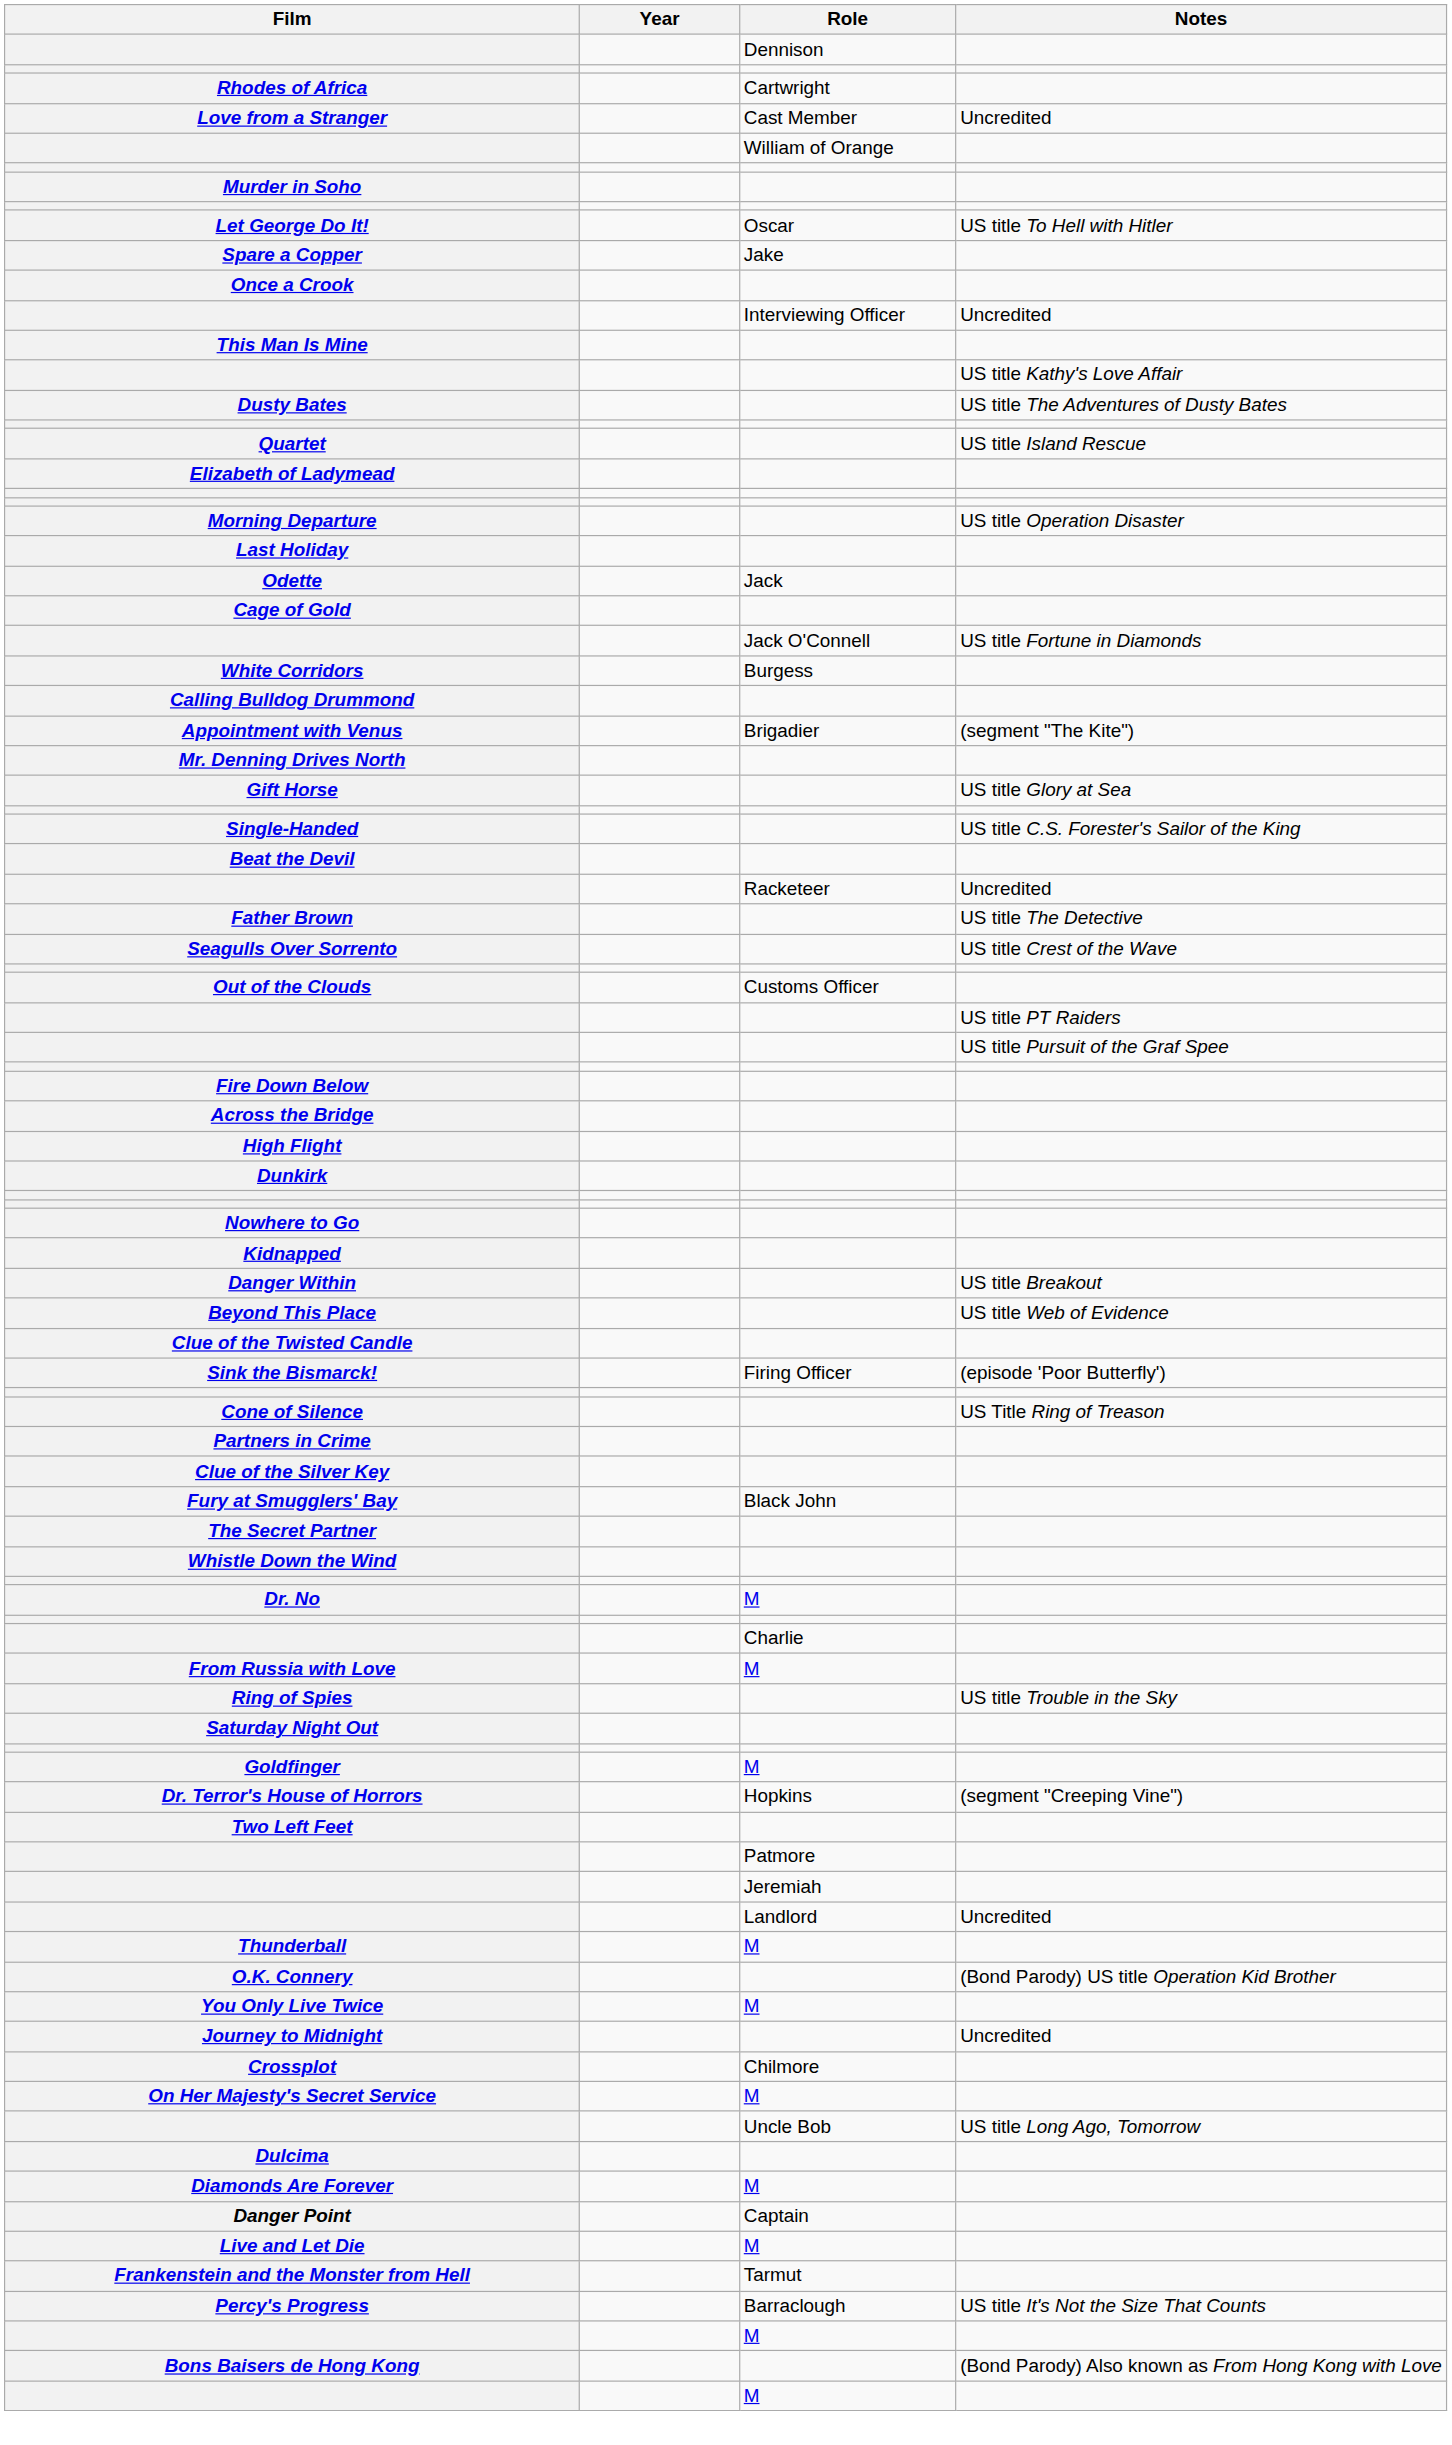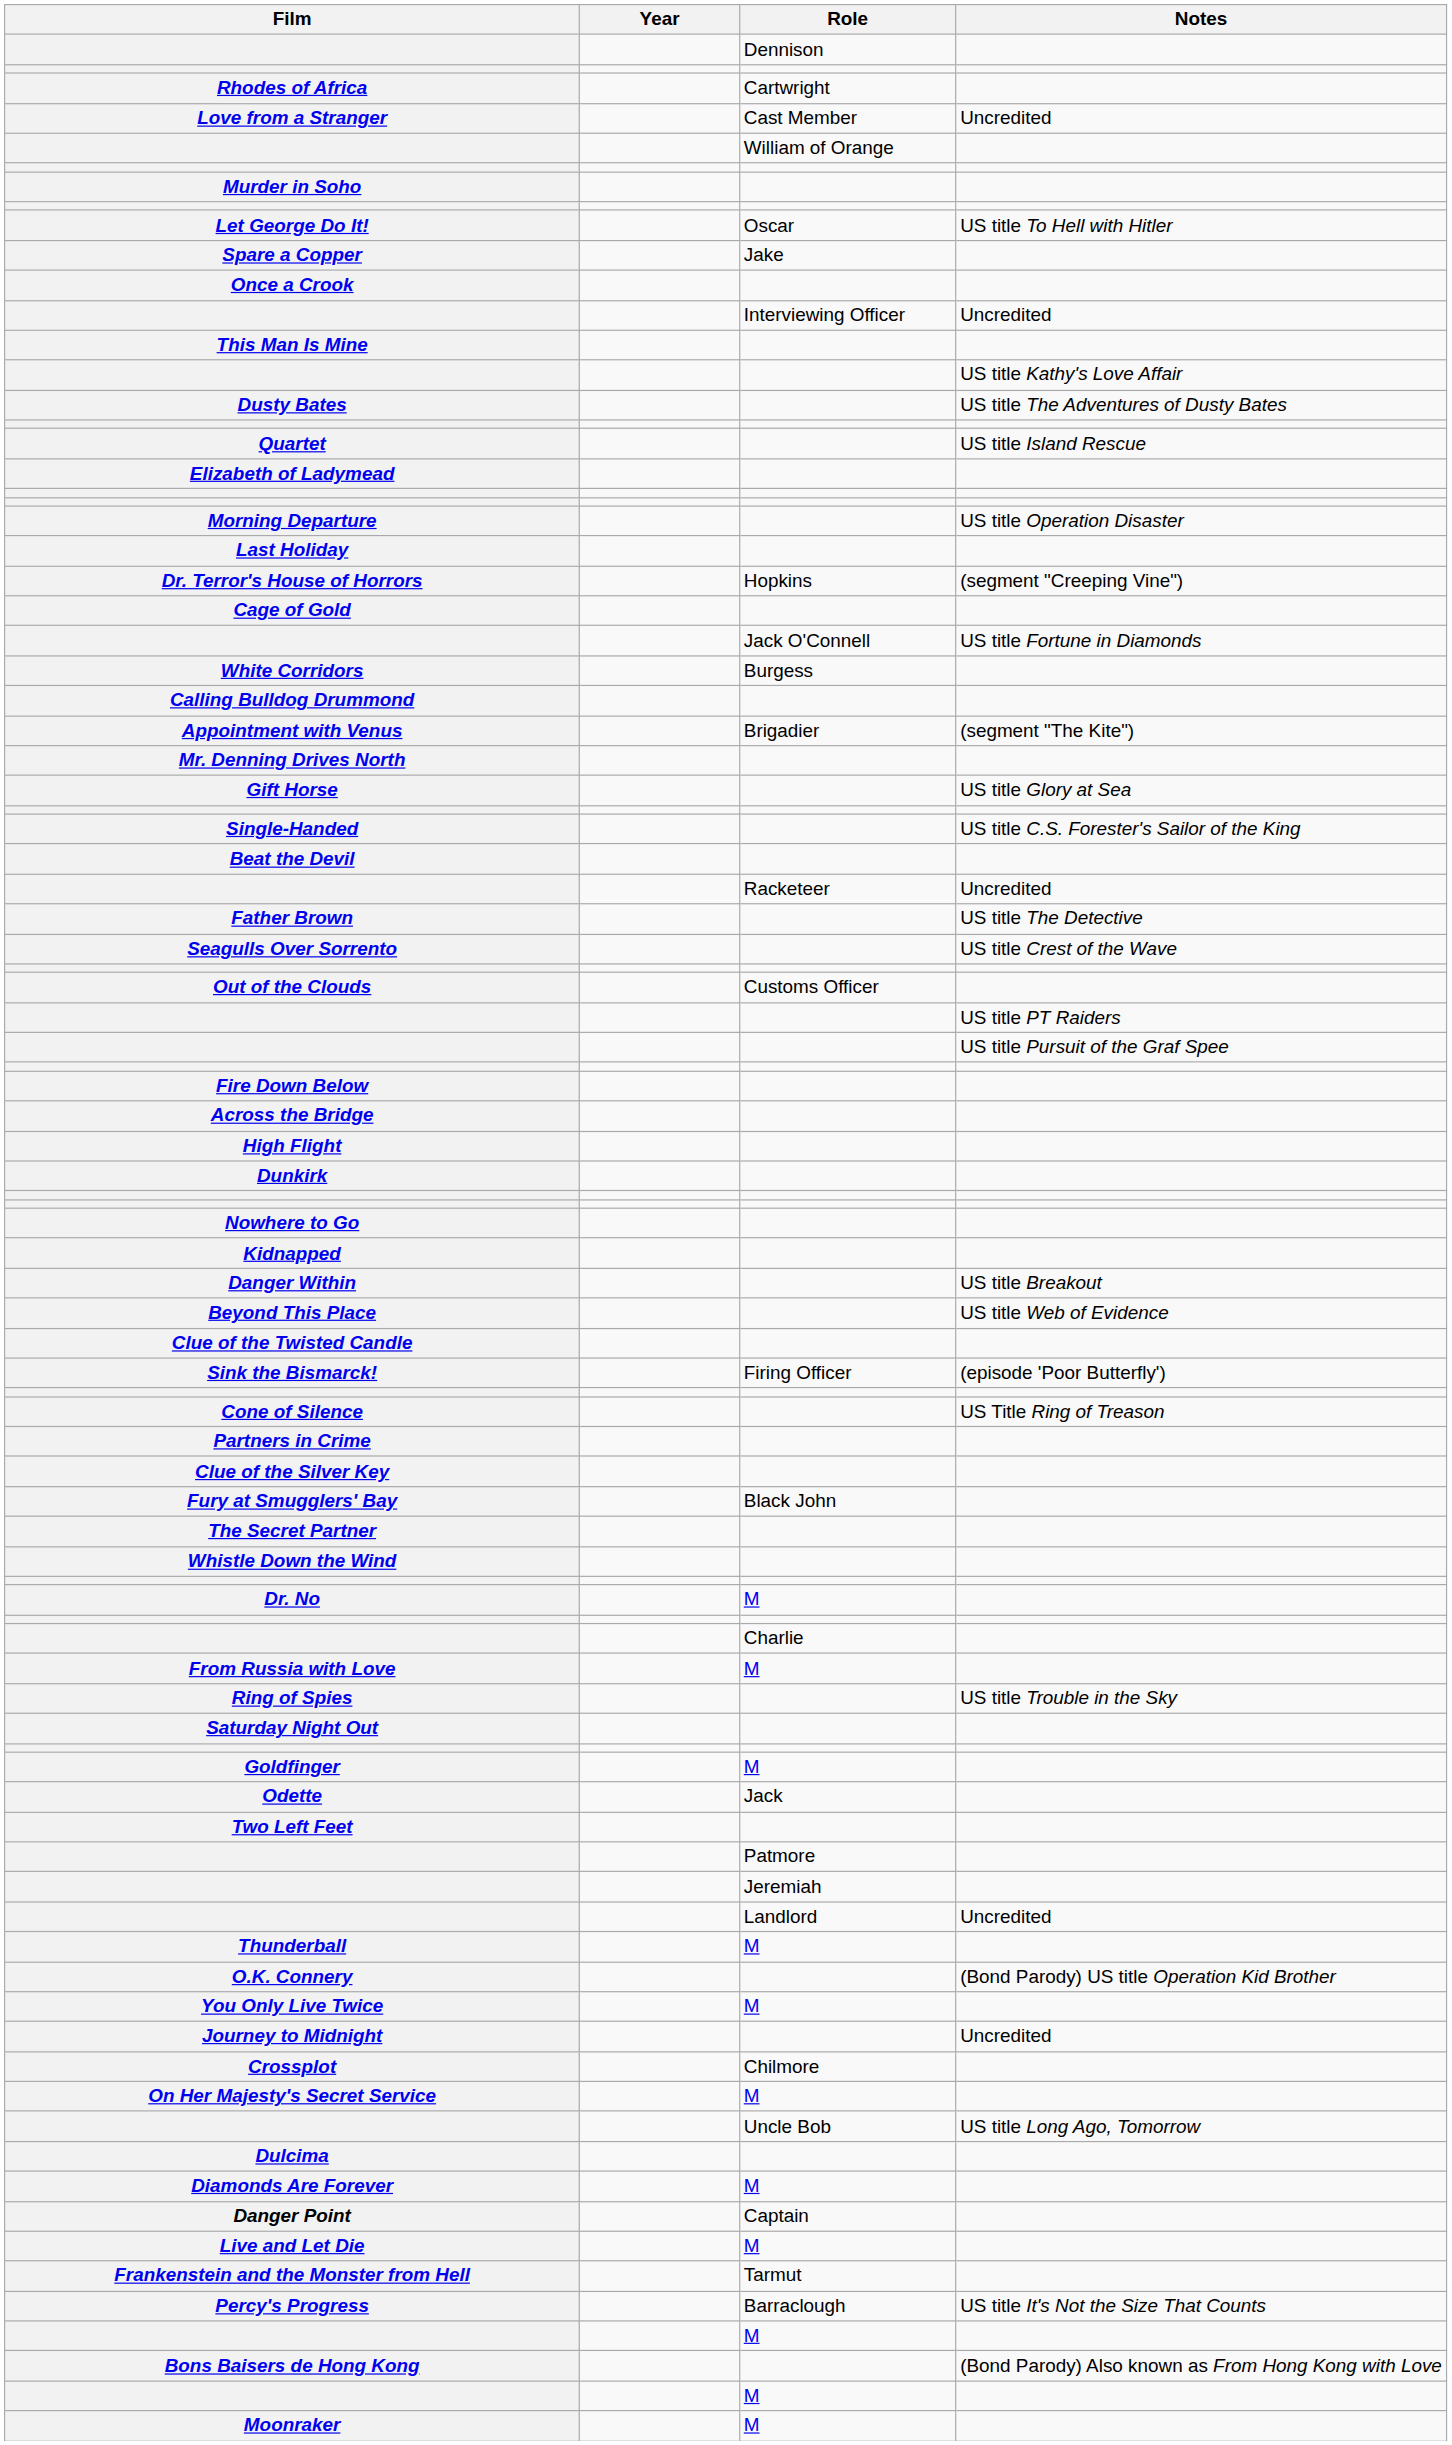rows swapped: (292, 580) <-> (292, 1796)
+ row: (292, 2425)
